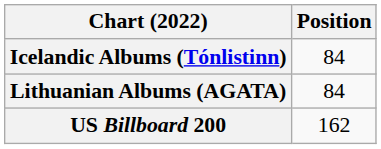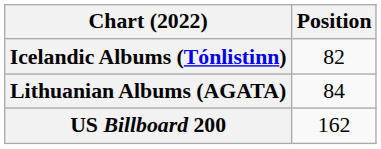(334, 56) 84 -> (334, 56) 82
